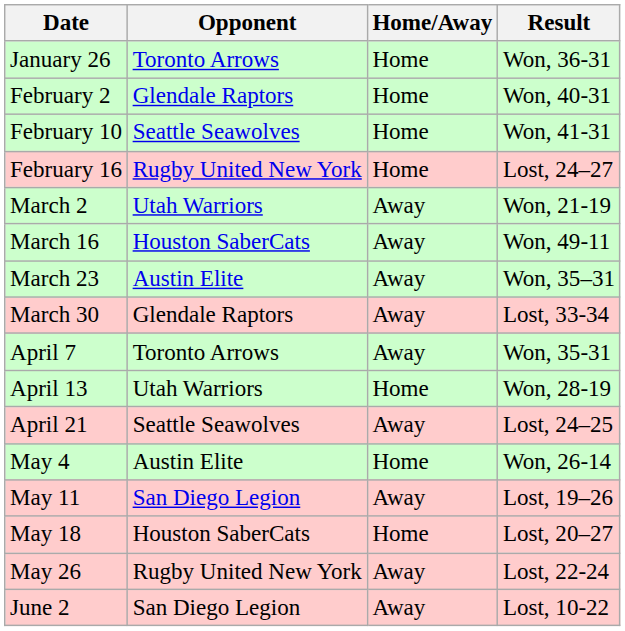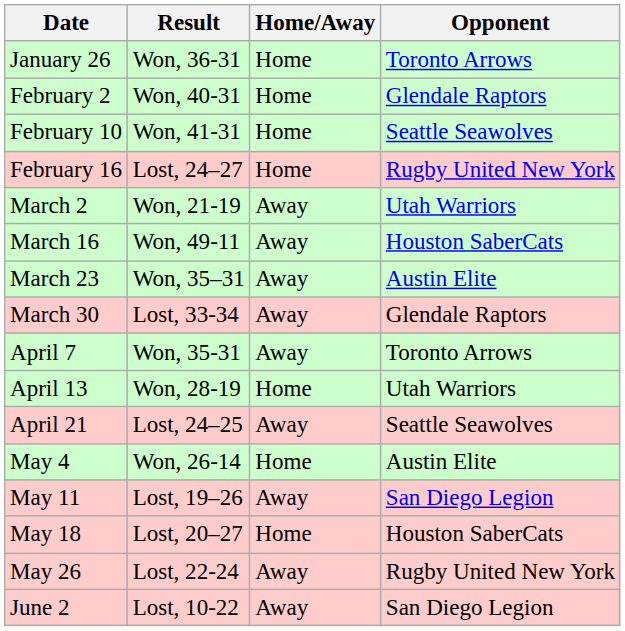columns swapped: (247, 22) <-> (559, 22)
